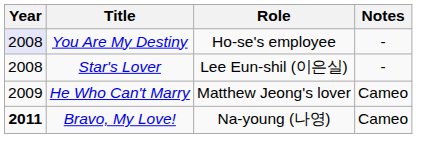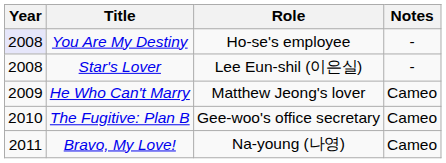+ row: (120, 118)
(25, 119) bold -> (25, 144) normal
